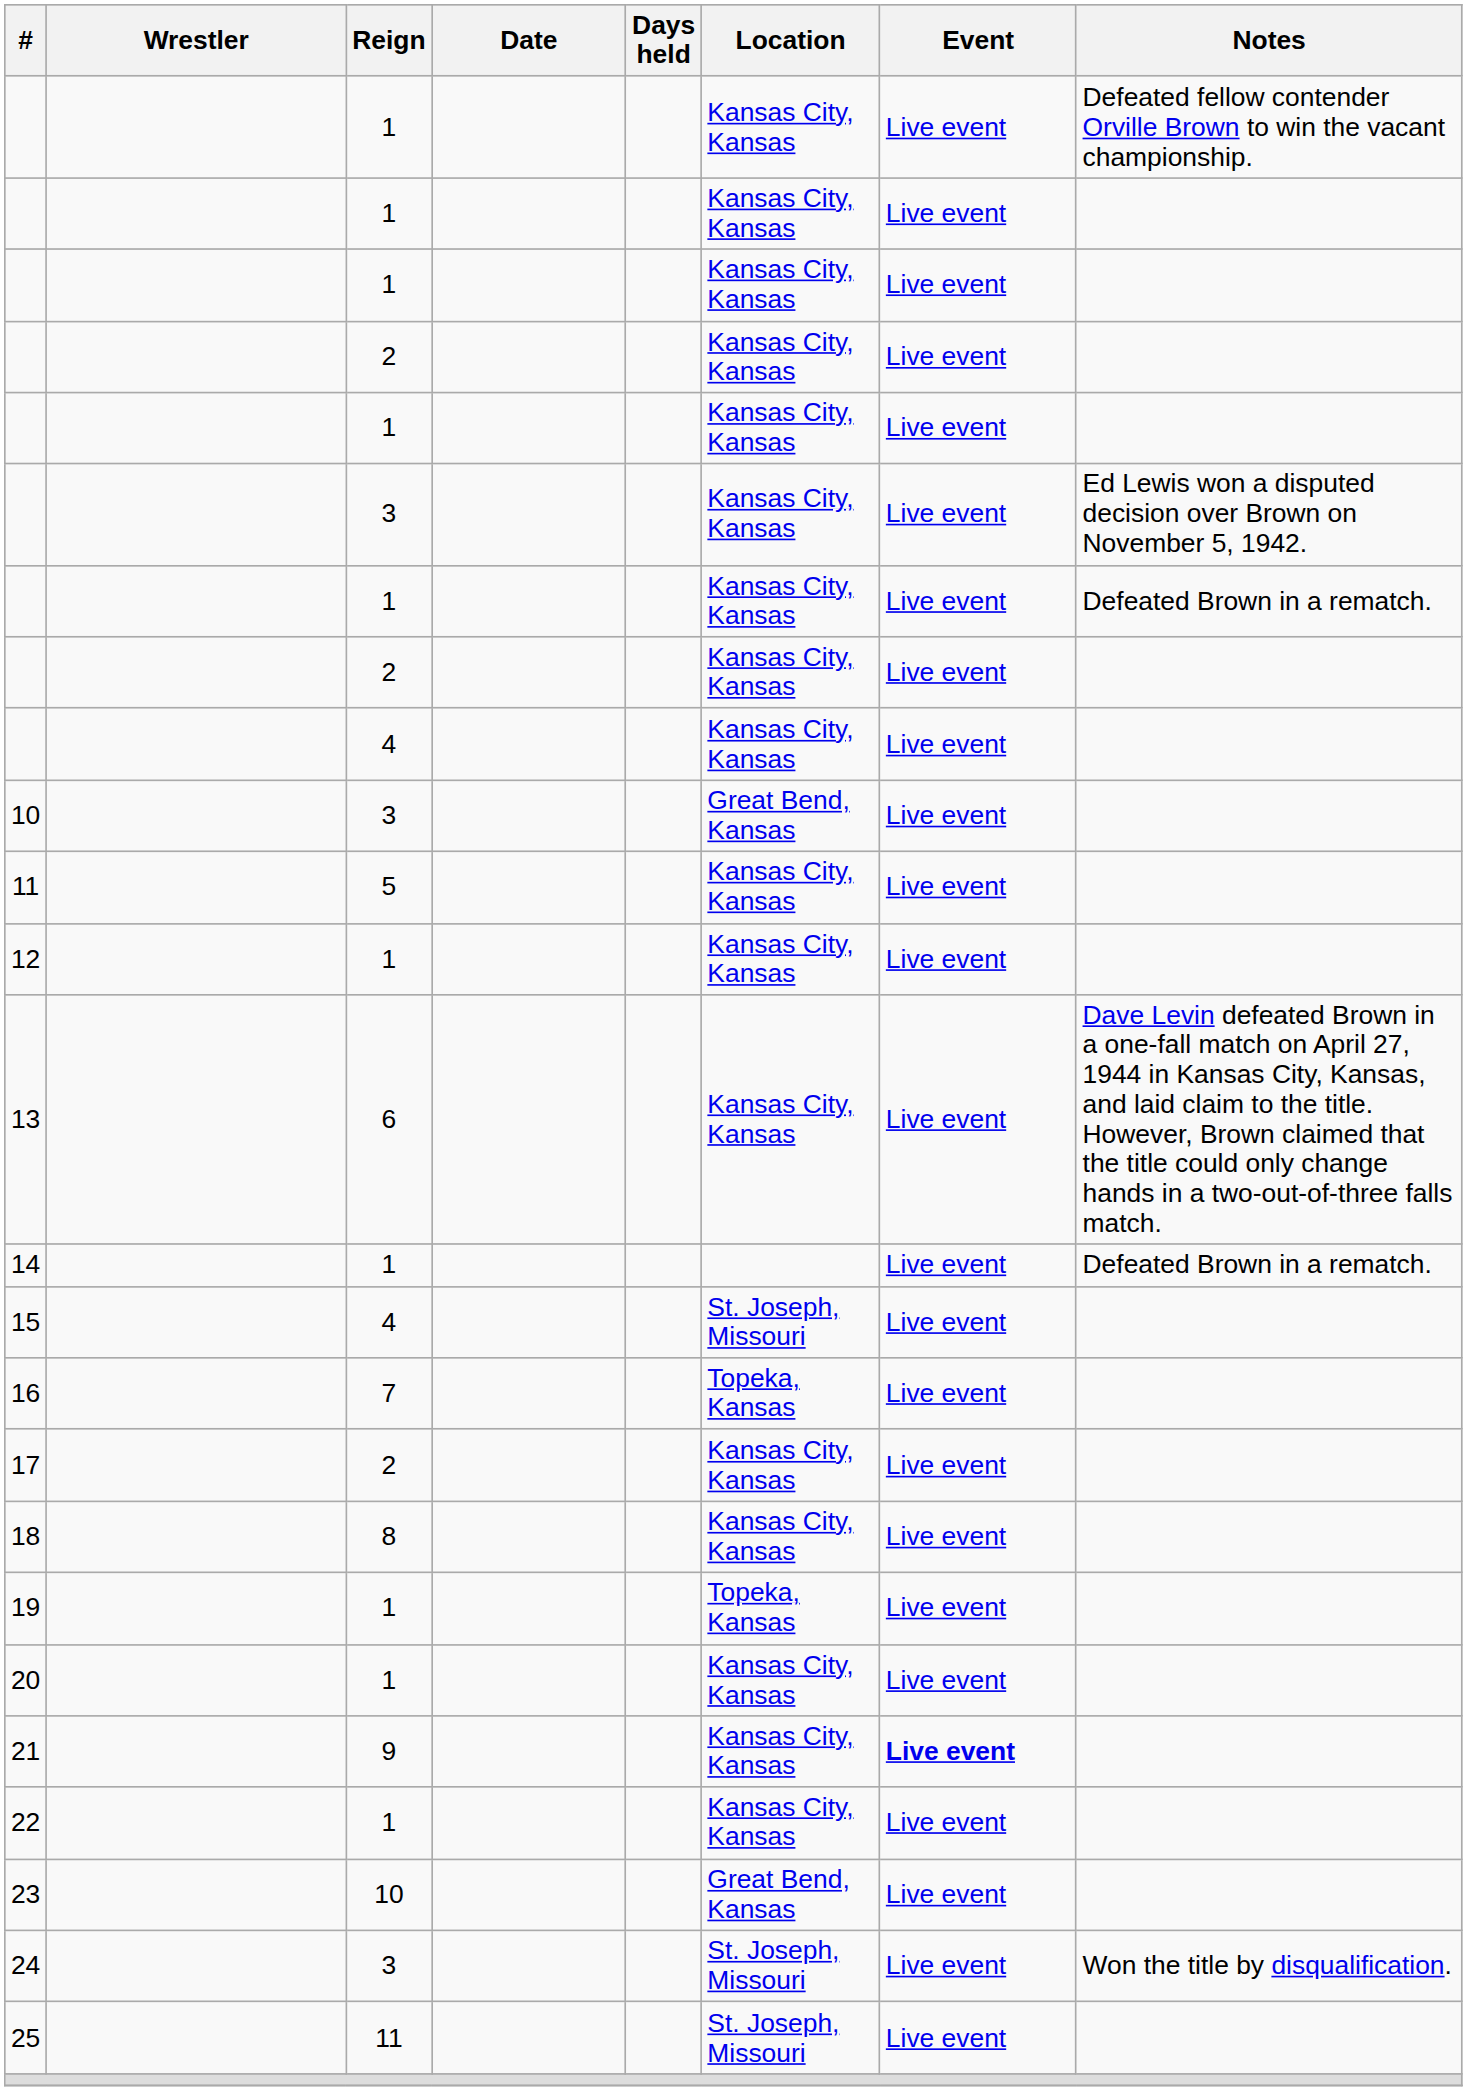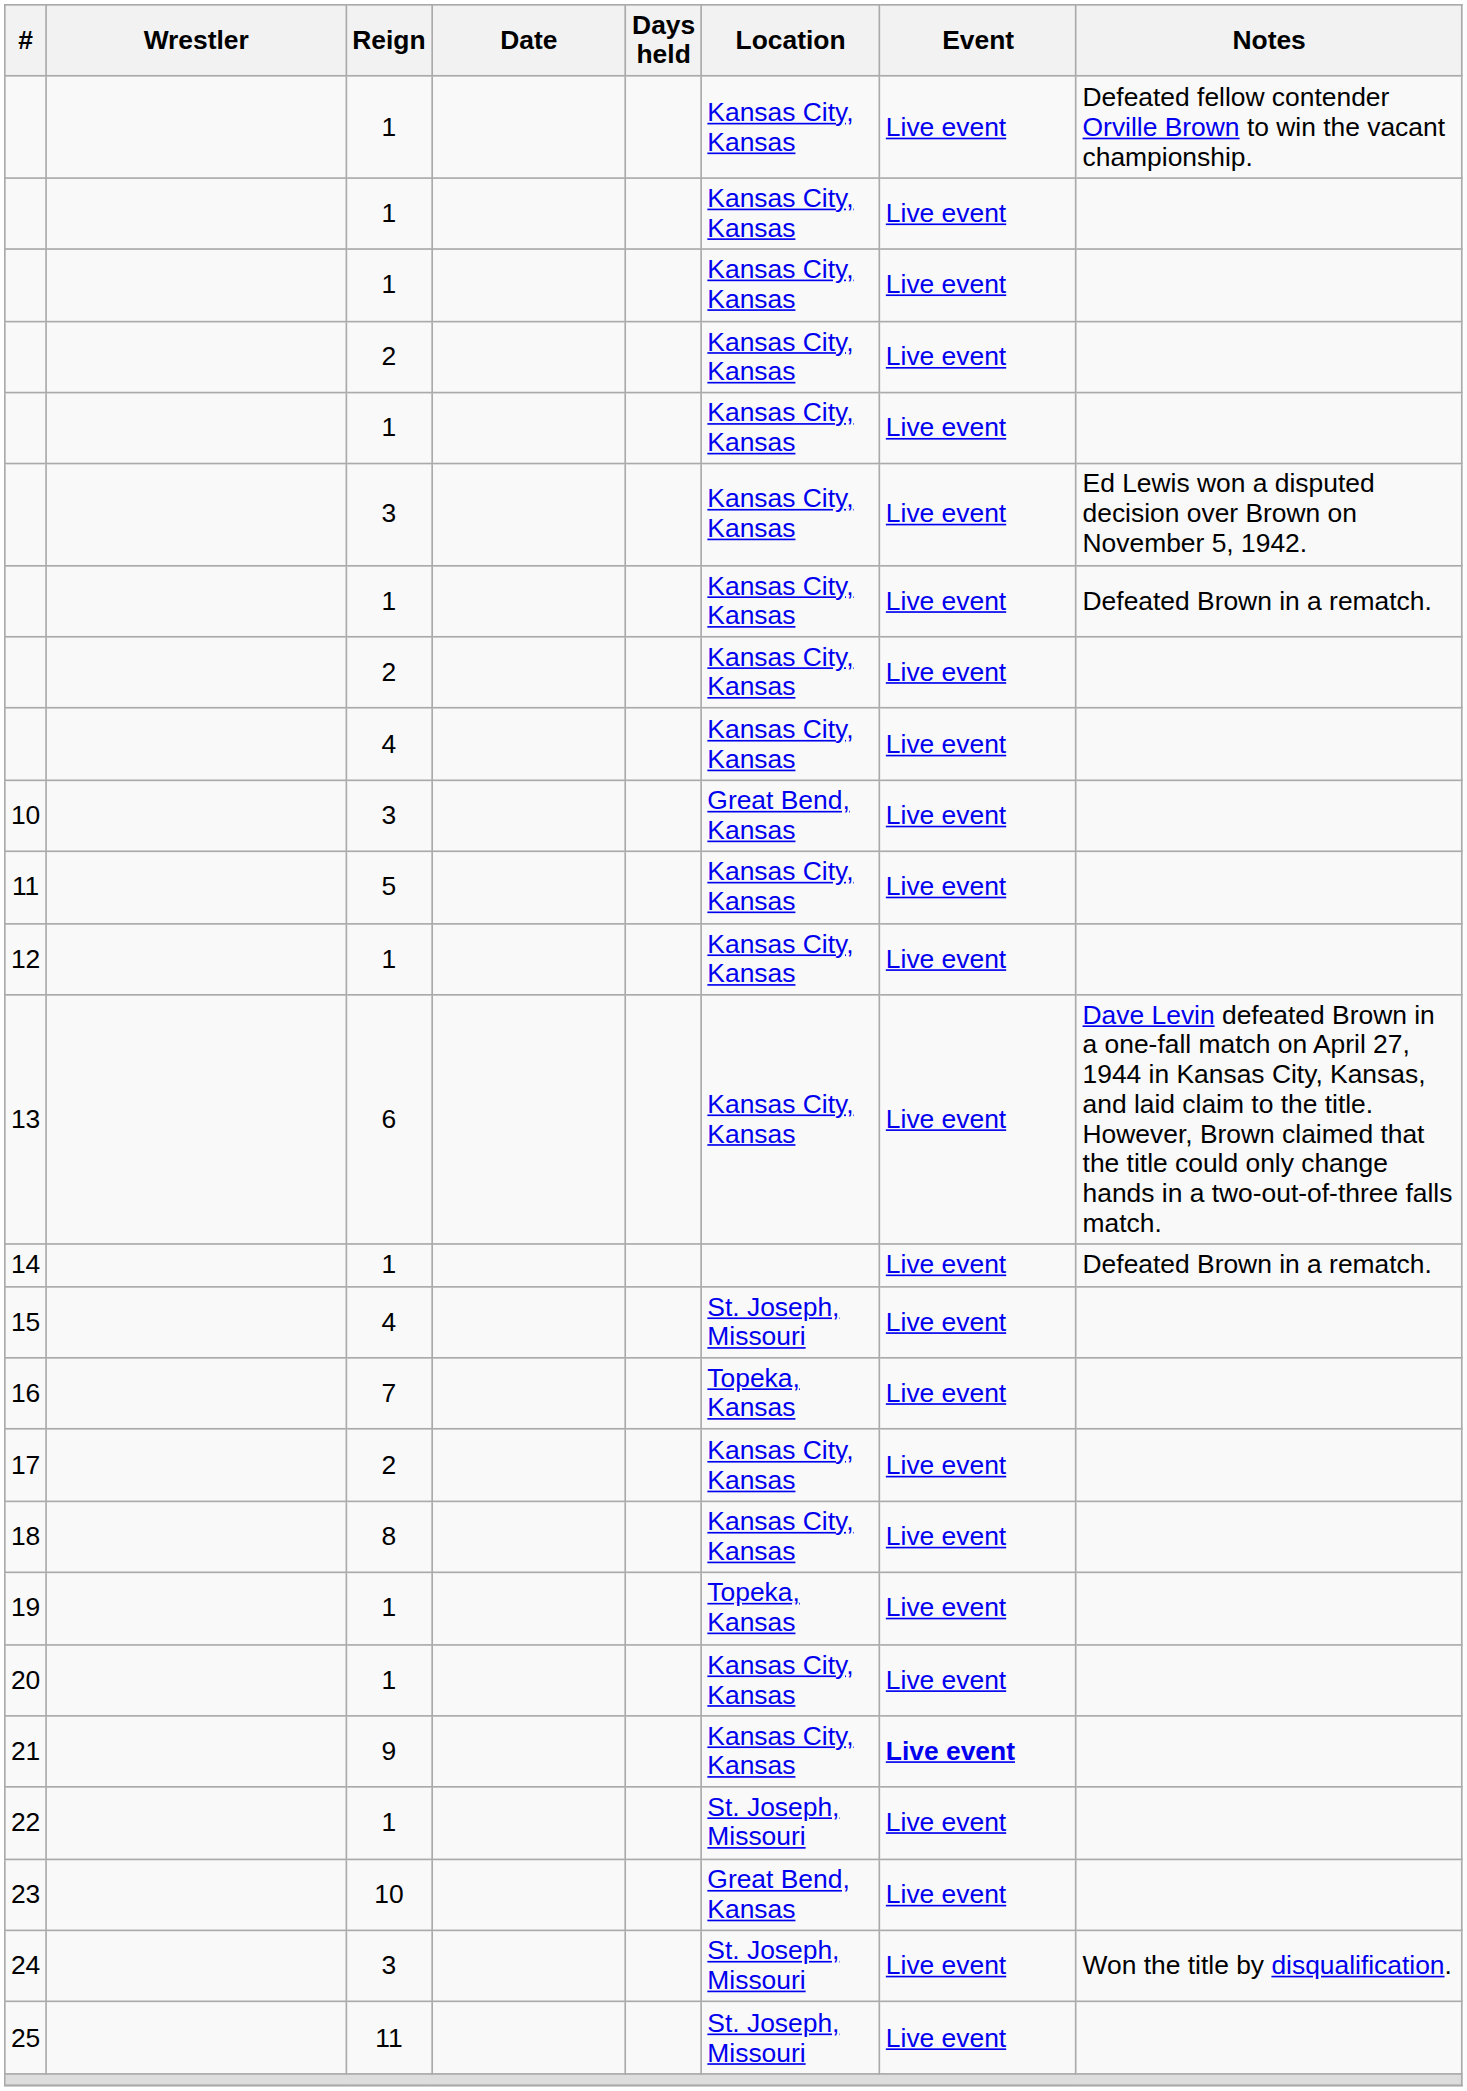(780, 1822) Kansas City, Kansas -> (773, 1822) St. Joseph, Missouri
